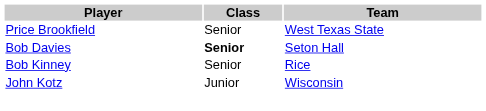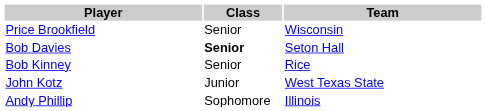(334, 30) West Texas State -> (314, 30) Wisconsin
(314, 83) Wisconsin -> (334, 83) West Texas State
+ row: (39, 100)
